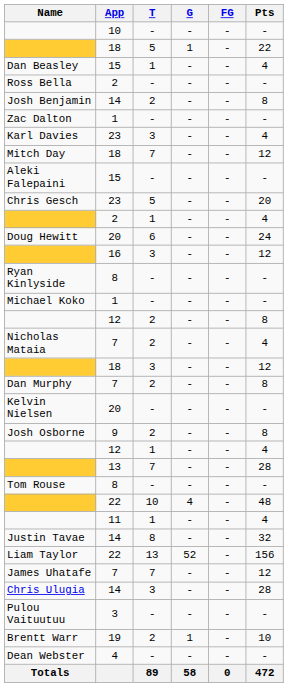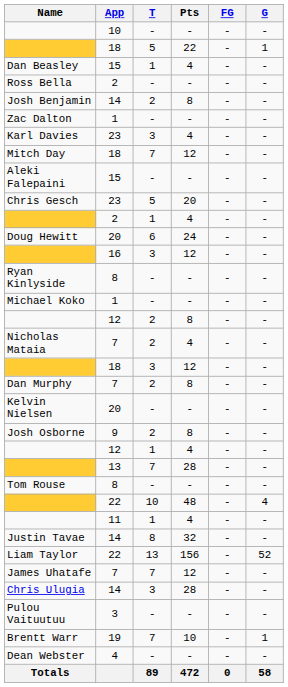columns swapped: (190, 13) <-> (265, 13)
(152, 638) 2 -> (152, 638) 7
